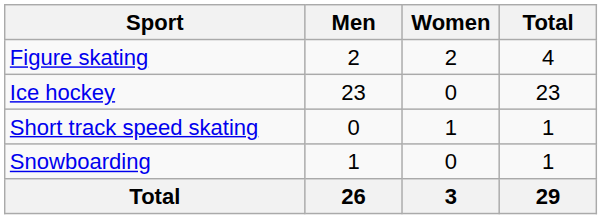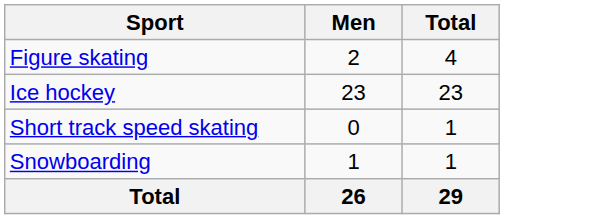- column: (451, 22)
